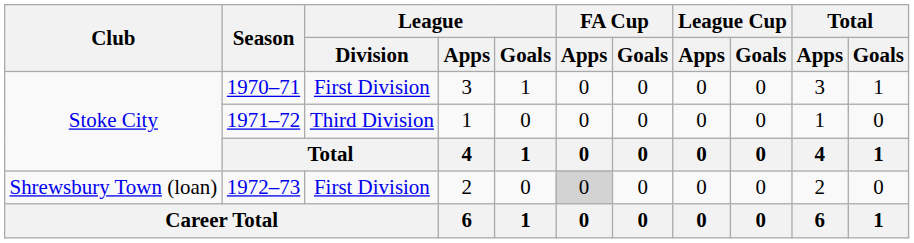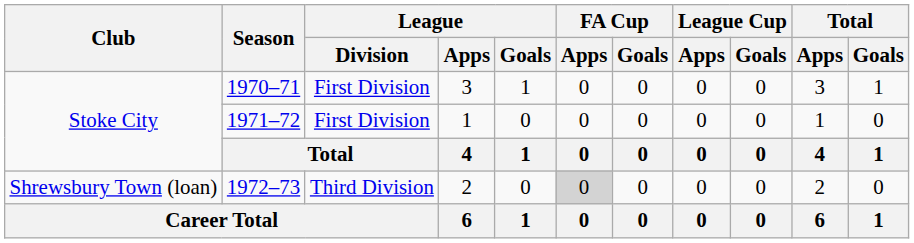(372, 120) Third Division -> (372, 120) First Division
(372, 187) First Division -> (372, 187) Third Division
